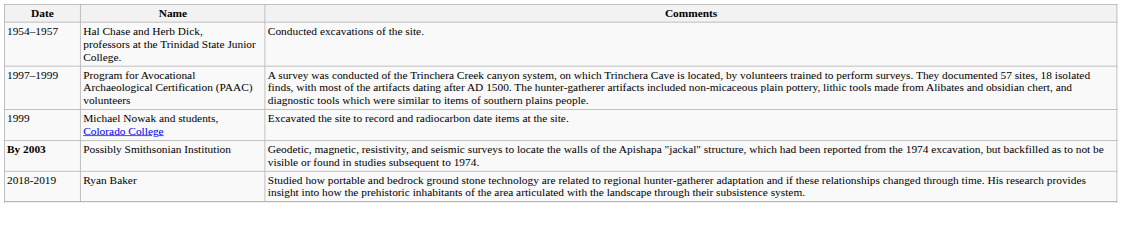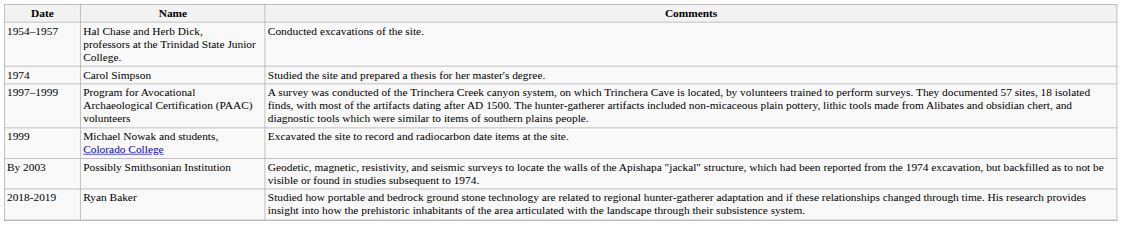+ row: (117, 75)
(26, 149) bold -> (26, 167) normal
